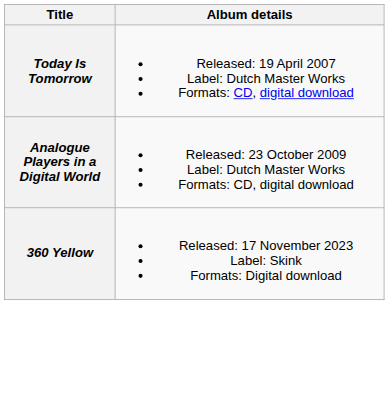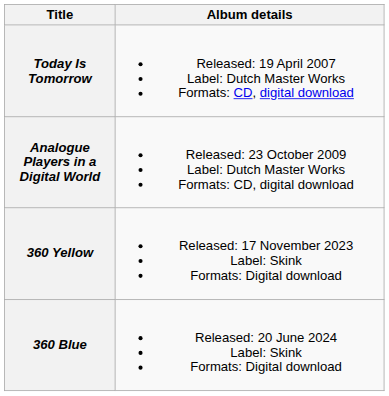+ row: (60, 344)
